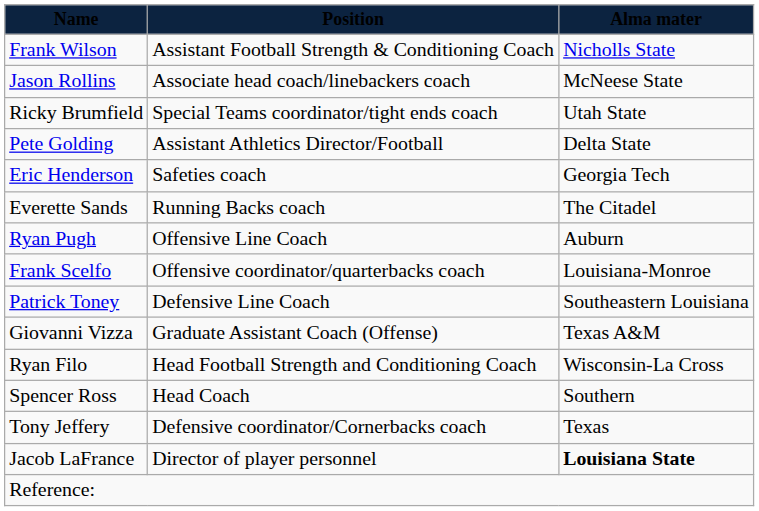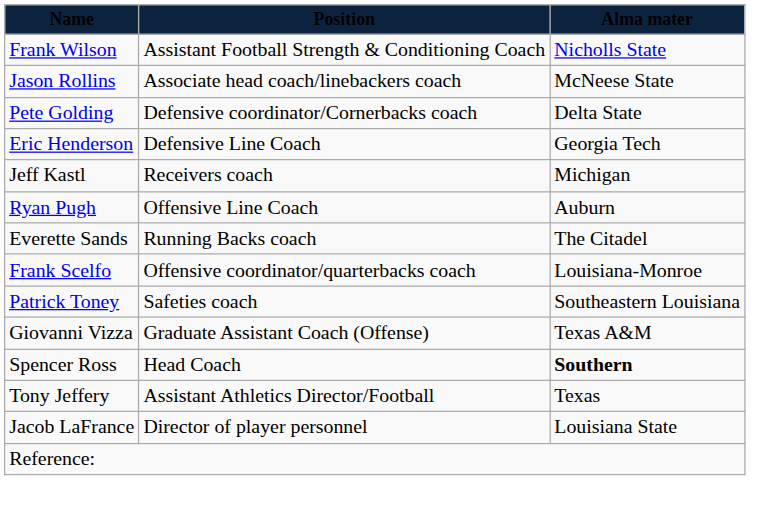- row: (76, 112)
(298, 144) Assistant Athletics Director/Football -> (310, 112) Defensive coordinator/Cornerbacks coach
(209, 175) Safeties coach -> (232, 144) Defensive Line Coach
+ row: (47, 175)
rows swapped: (53, 238) <-> (68, 207)
(241, 301) Defensive Line Coach -> (200, 301) Safeties coach
- row: (48, 364)
(599, 395) normal -> (593, 364) bold
(319, 427) Defensive coordinator/Cornerbacks coach -> (289, 395) Assistant Athletics Director/Football
(629, 458) bold -> (616, 427) normal
